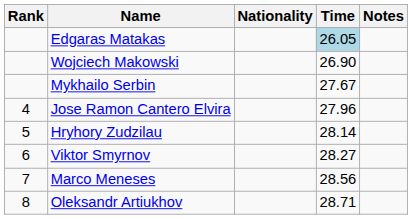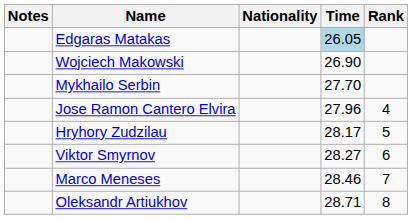columns swapped: (26, 16) <-> (384, 16)
(338, 86) 27.67 -> (343, 86) 27.70
(338, 132) 28.14 -> (343, 132) 28.17
(338, 179) 28.56 -> (343, 179) 28.46
